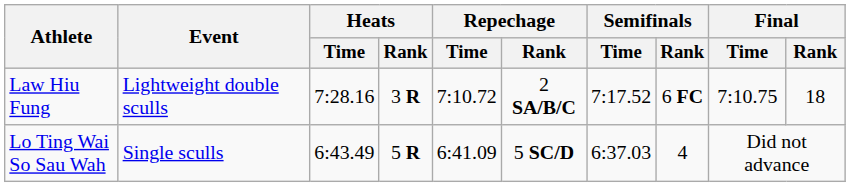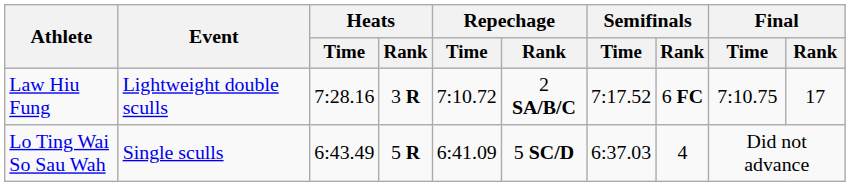(815, 96) 18 -> (815, 96) 17
